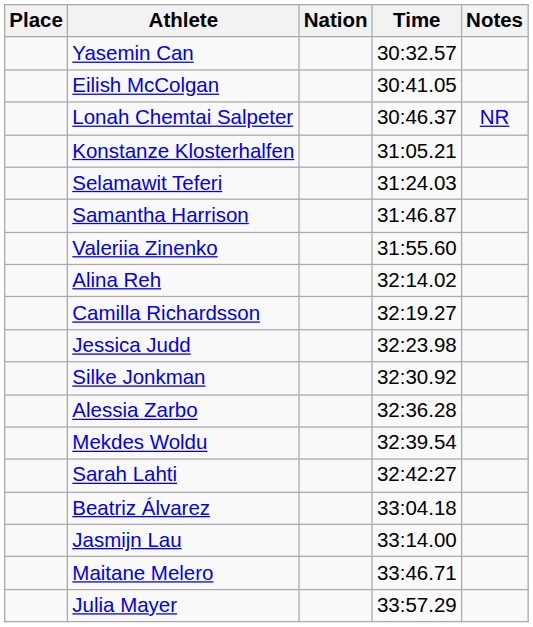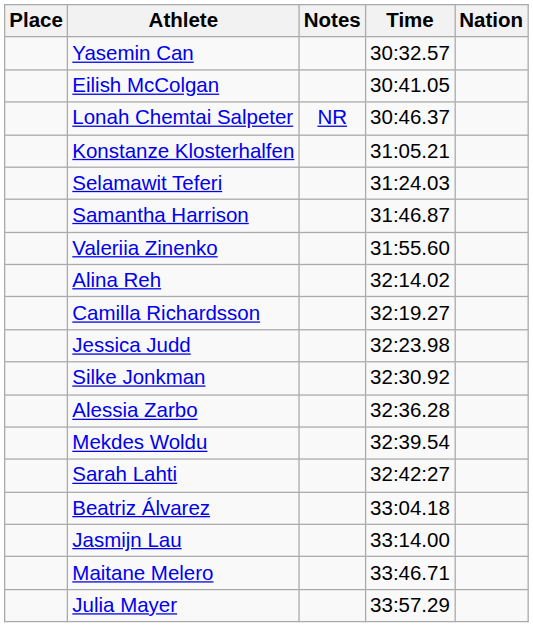columns swapped: (336, 20) <-> (495, 20)
